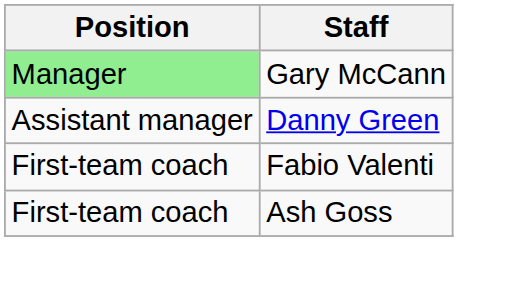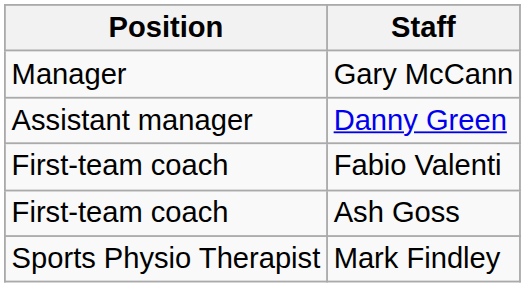(69, 73) lightgreen background -> (69, 73) no background
+ row: (417, 258)
